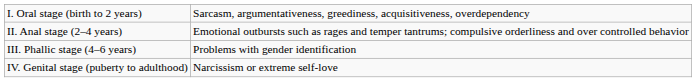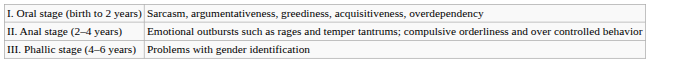- row: (97, 67)
